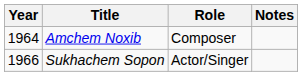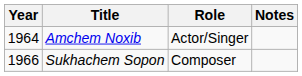(203, 37) Composer -> (210, 37) Actor/Singer
(210, 60) Actor/Singer -> (203, 60) Composer
